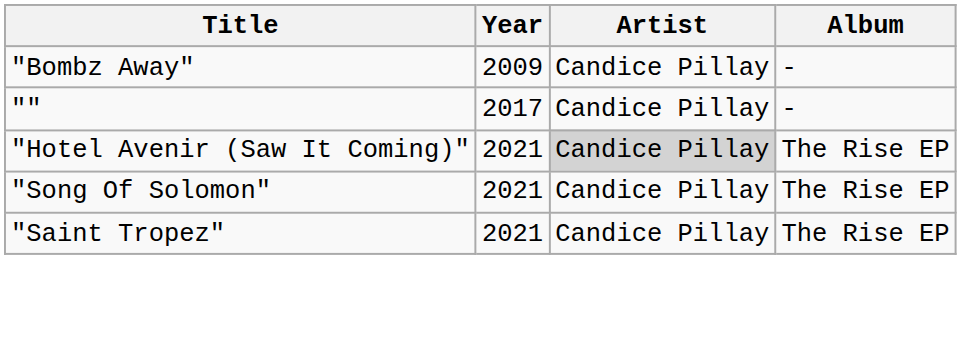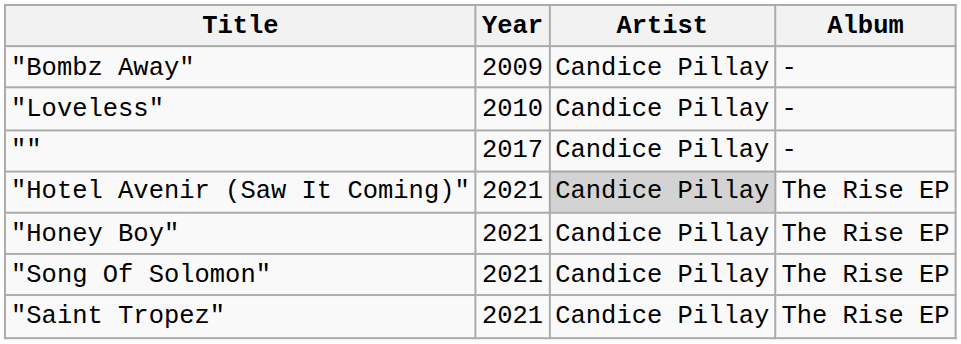+ row: (87, 109)
+ row: (95, 233)
